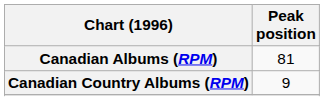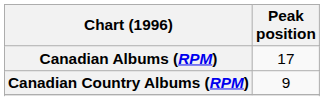(286, 58) 81 -> (286, 58) 17
